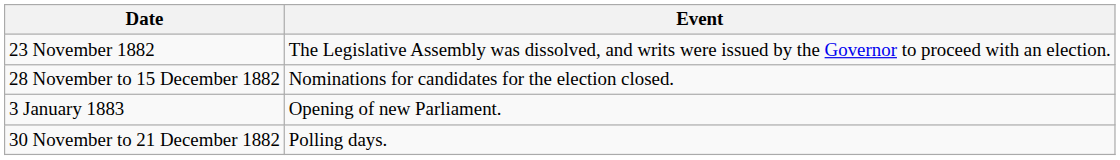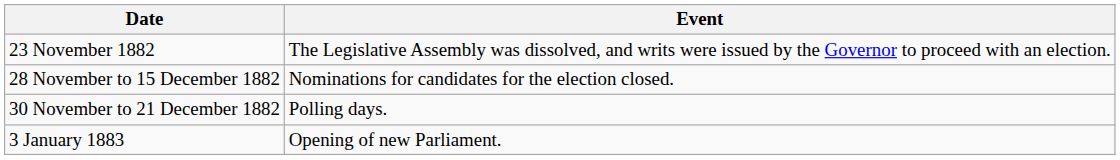rows swapped: (144, 139) <-> (67, 109)
